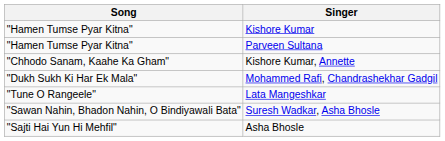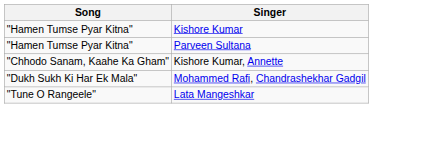- row: (313, 111)
- row: (275, 128)
